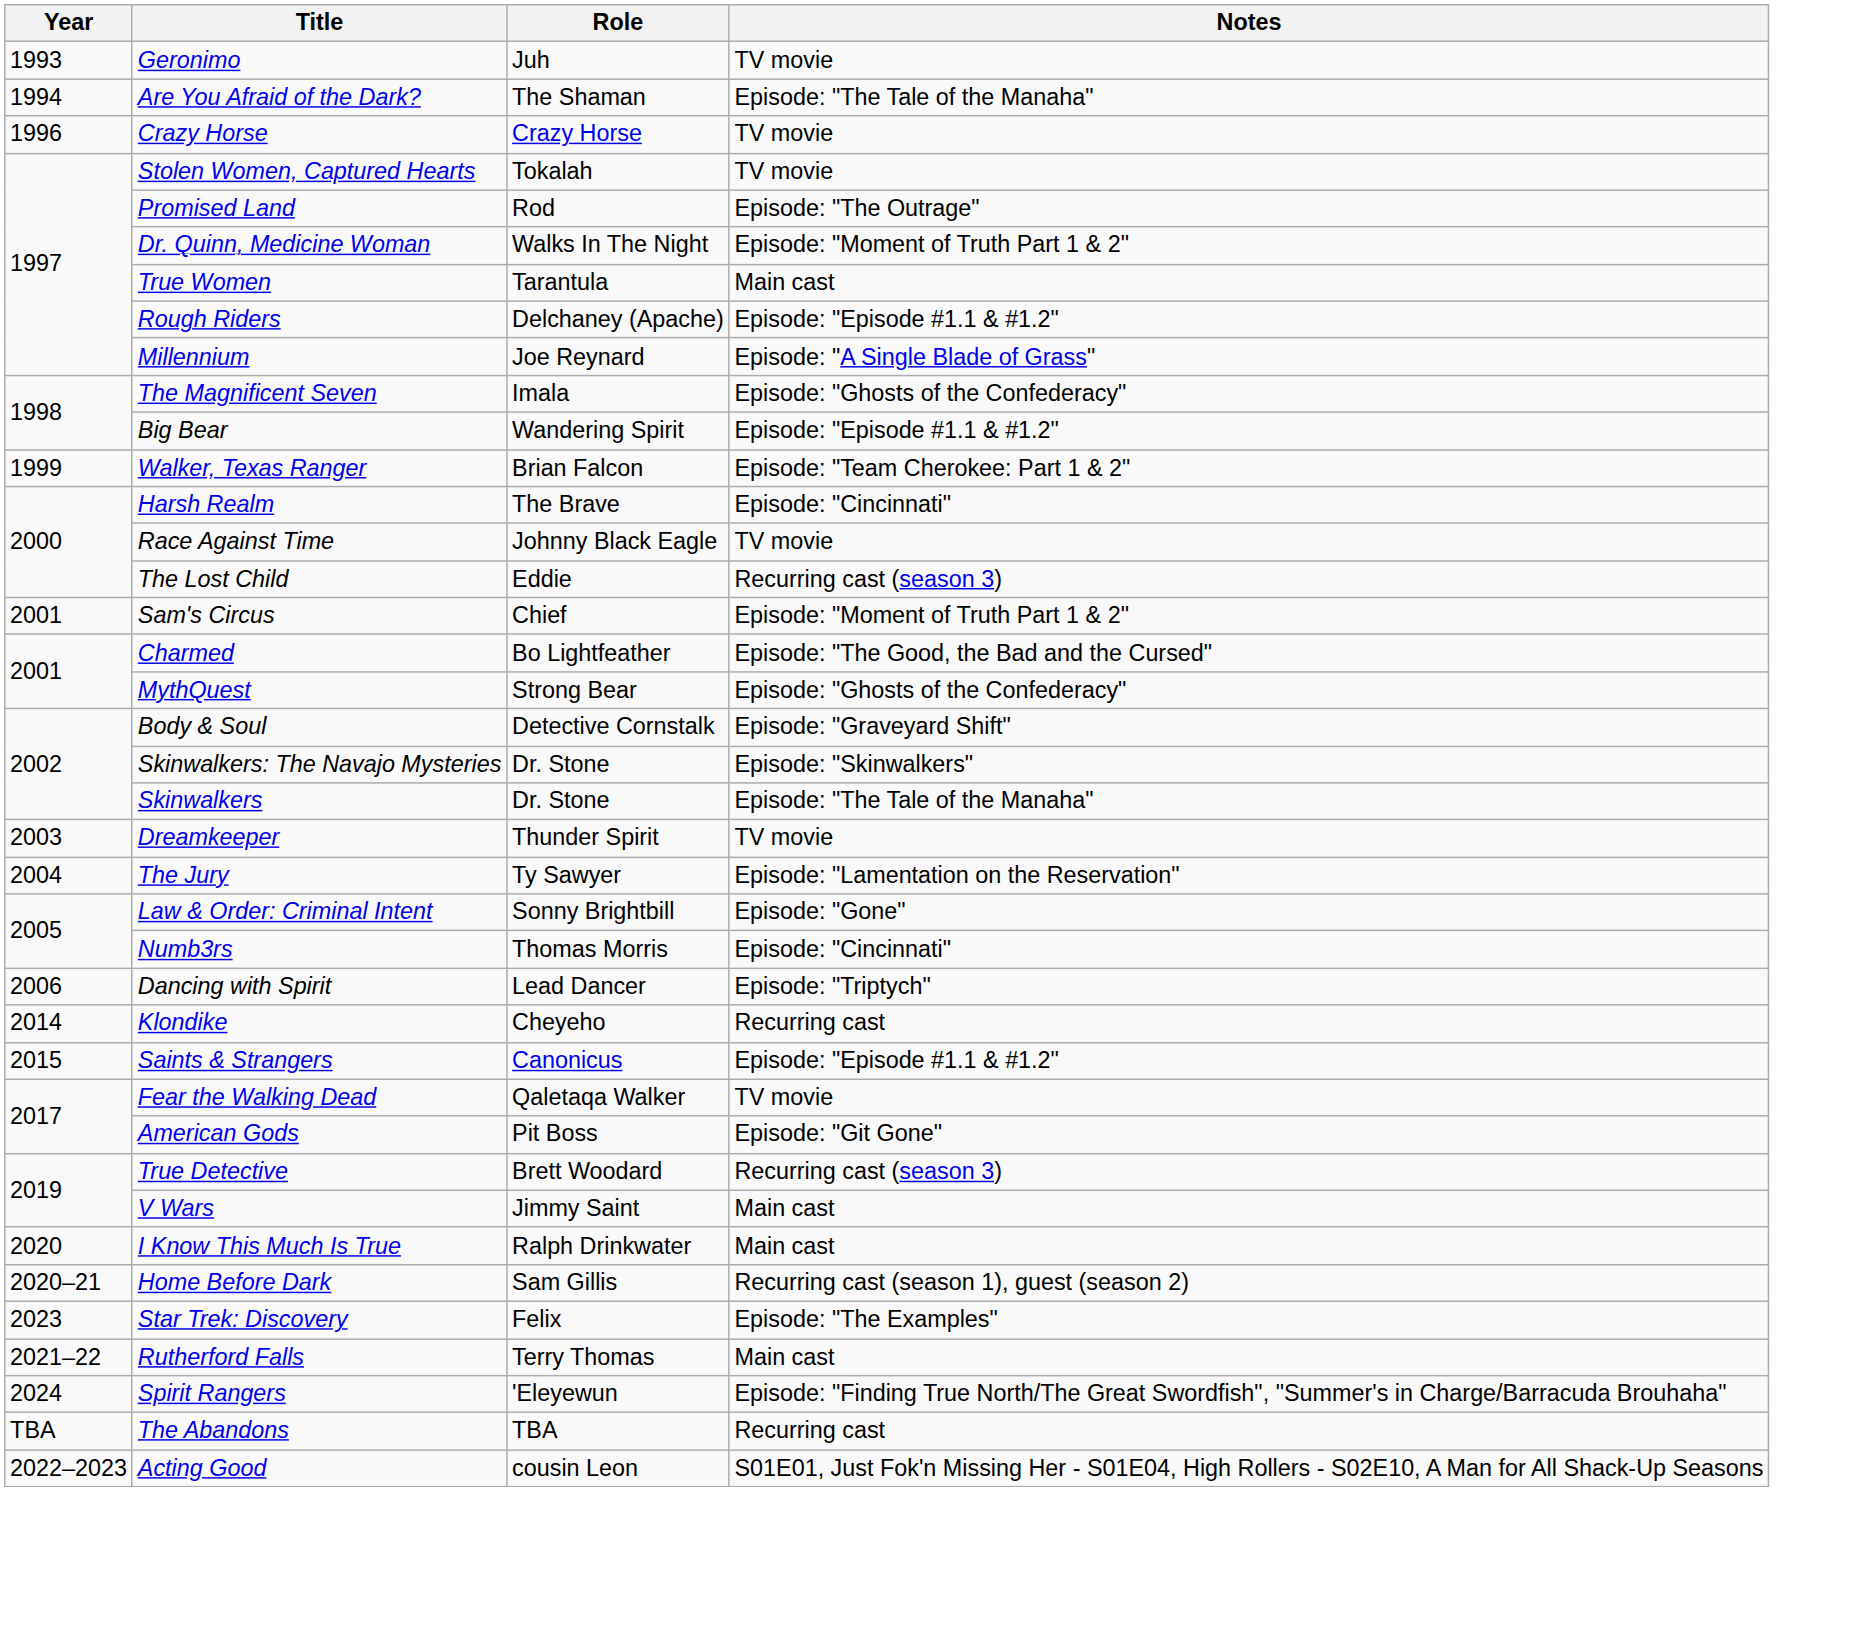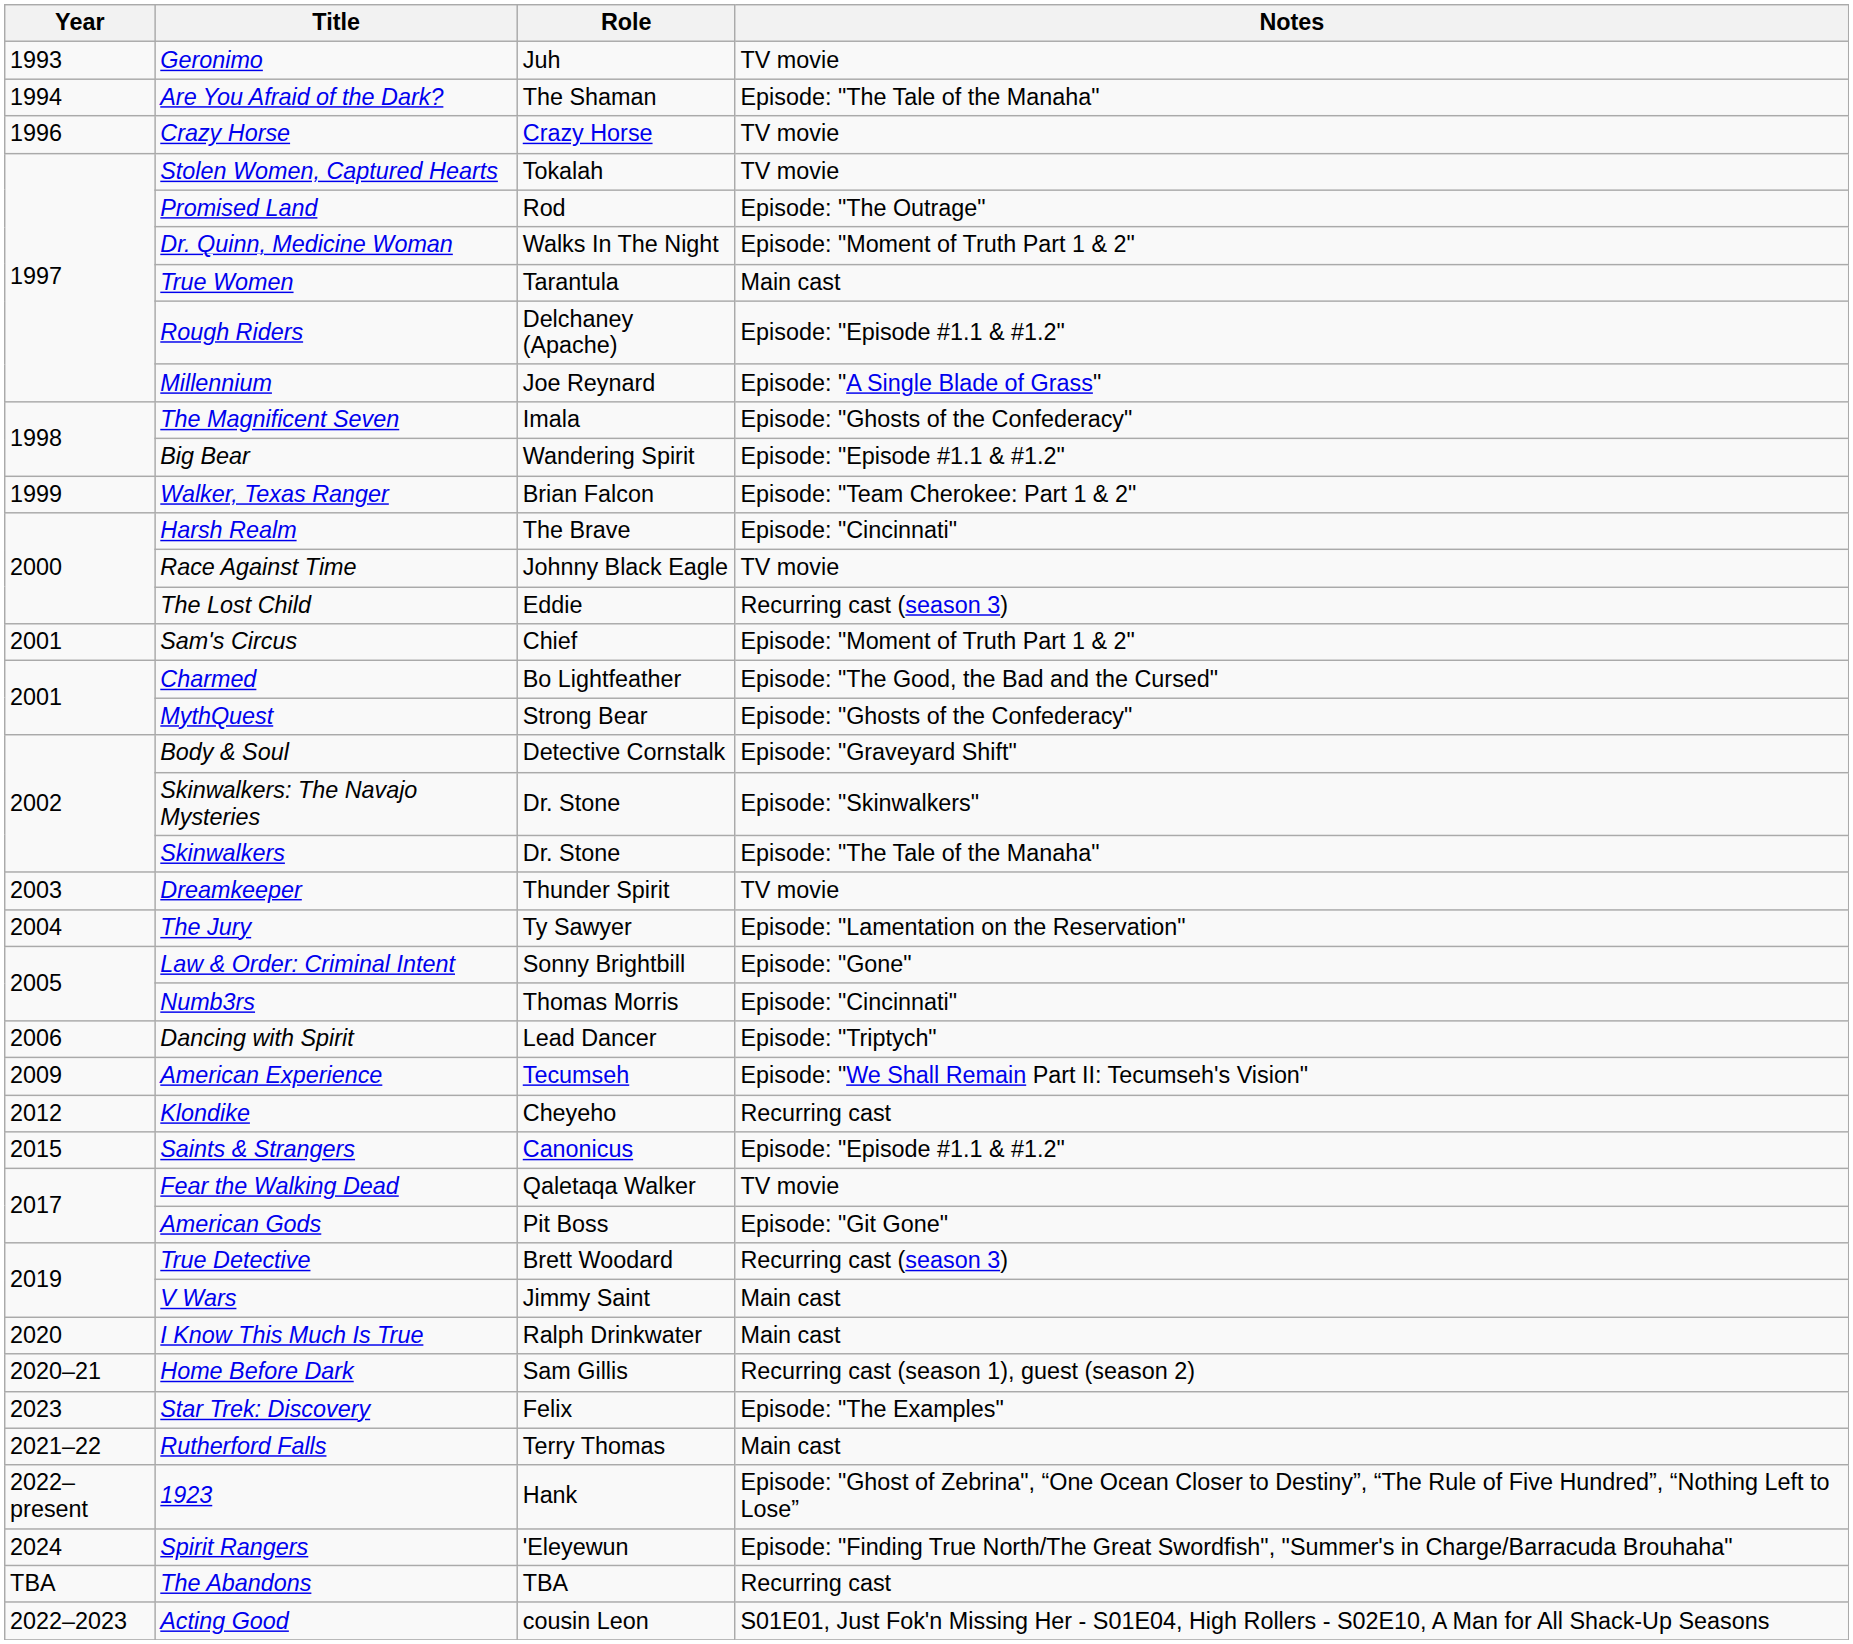+ row: (271, 1075)
(36, 1023) 2014 -> (36, 1112) 2012
+ row: (186, 1496)
